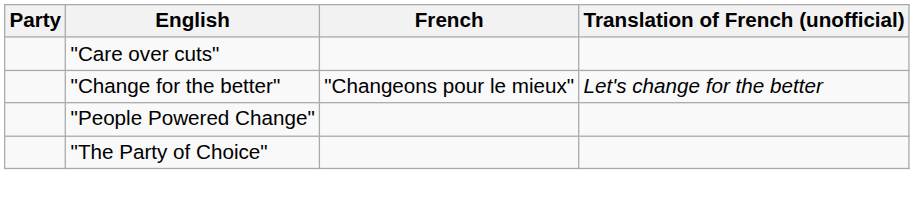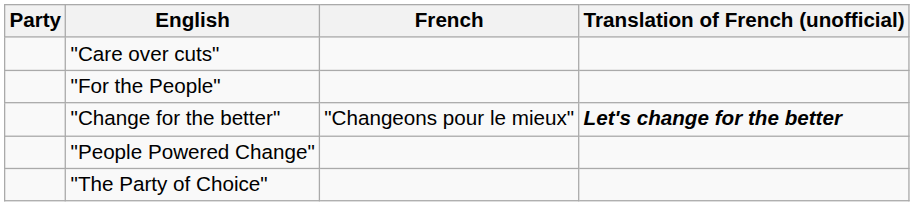+ row: (146, 86)
(703, 86) normal -> (713, 119) bold
